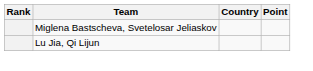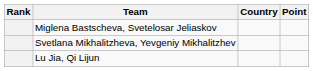+ row: (135, 43)
